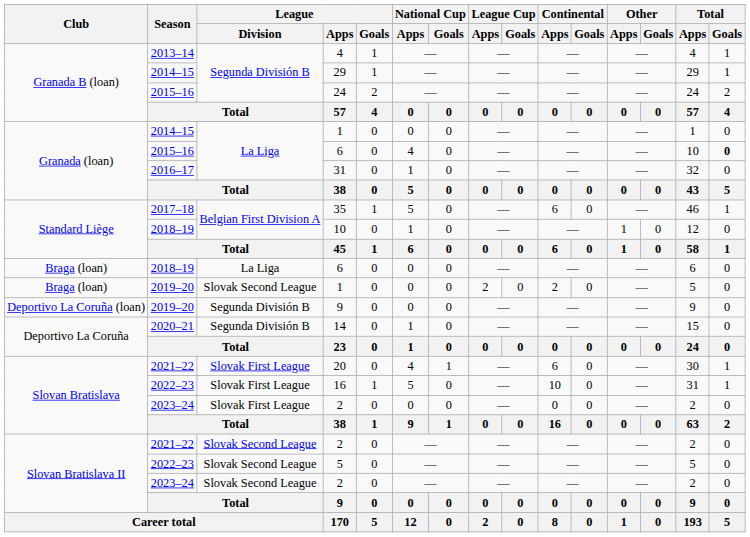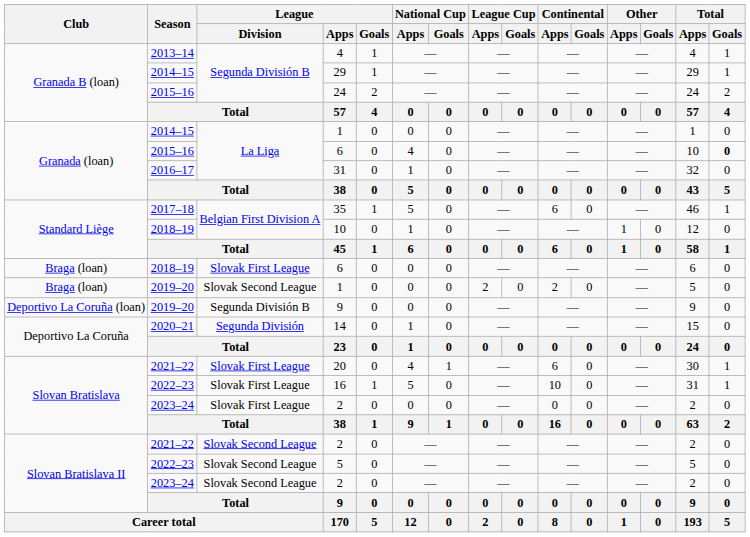(260, 268) La Liga -> (260, 268) Slovak First League
(260, 326) Segunda División B -> (260, 326) Segunda División
